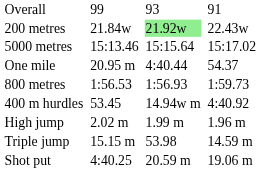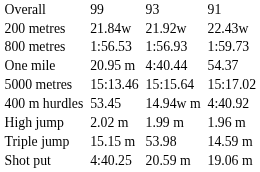(166, 28) lightgreen background -> (166, 28) no background
rows swapped: (35, 85) <-> (38, 47)
